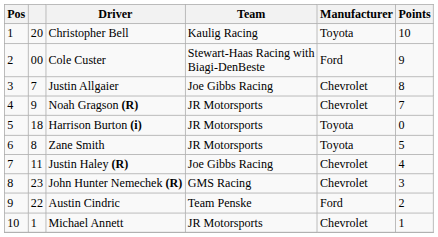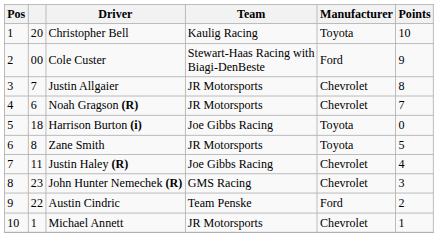(230, 86) Joe Gibbs Racing -> (225, 86) JR Motorsports
(34, 105) 9 -> (34, 105) 6
(225, 124) JR Motorsports -> (230, 124) Joe Gibbs Racing
